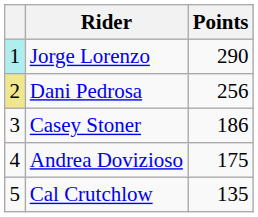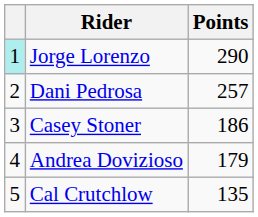(15, 91) khaki background -> (15, 91) no background
(233, 91) 256 -> (233, 91) 257
(233, 160) 175 -> (233, 160) 179
